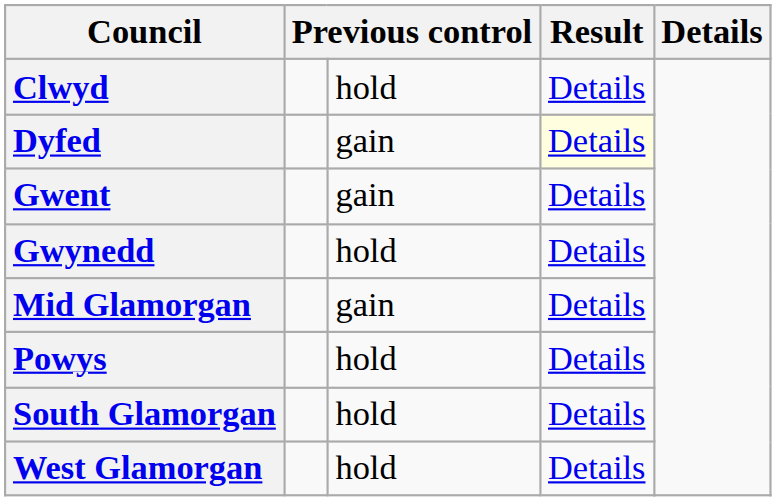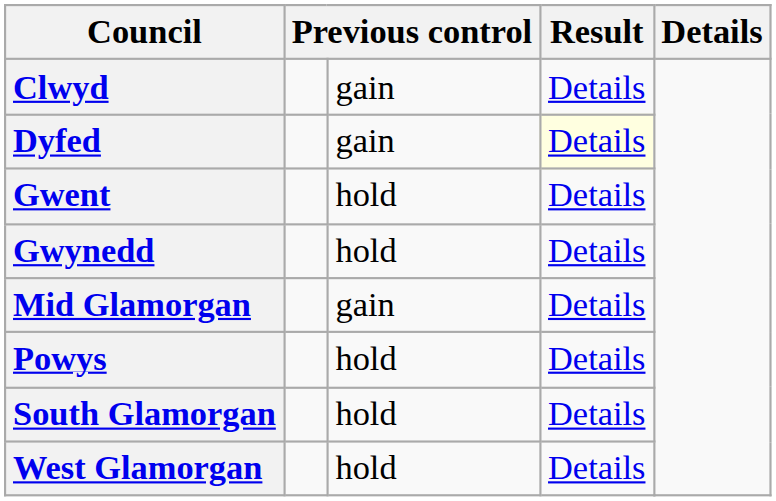(366, 86) hold -> (365, 86) gain
(365, 195) gain -> (366, 195) hold
